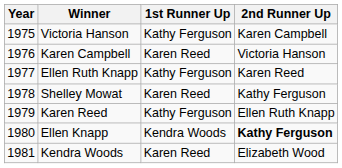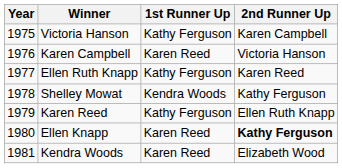(177, 93) Karen Reed -> (185, 93) Kendra Woods
(185, 133) Kendra Woods -> (177, 133) Karen Reed
